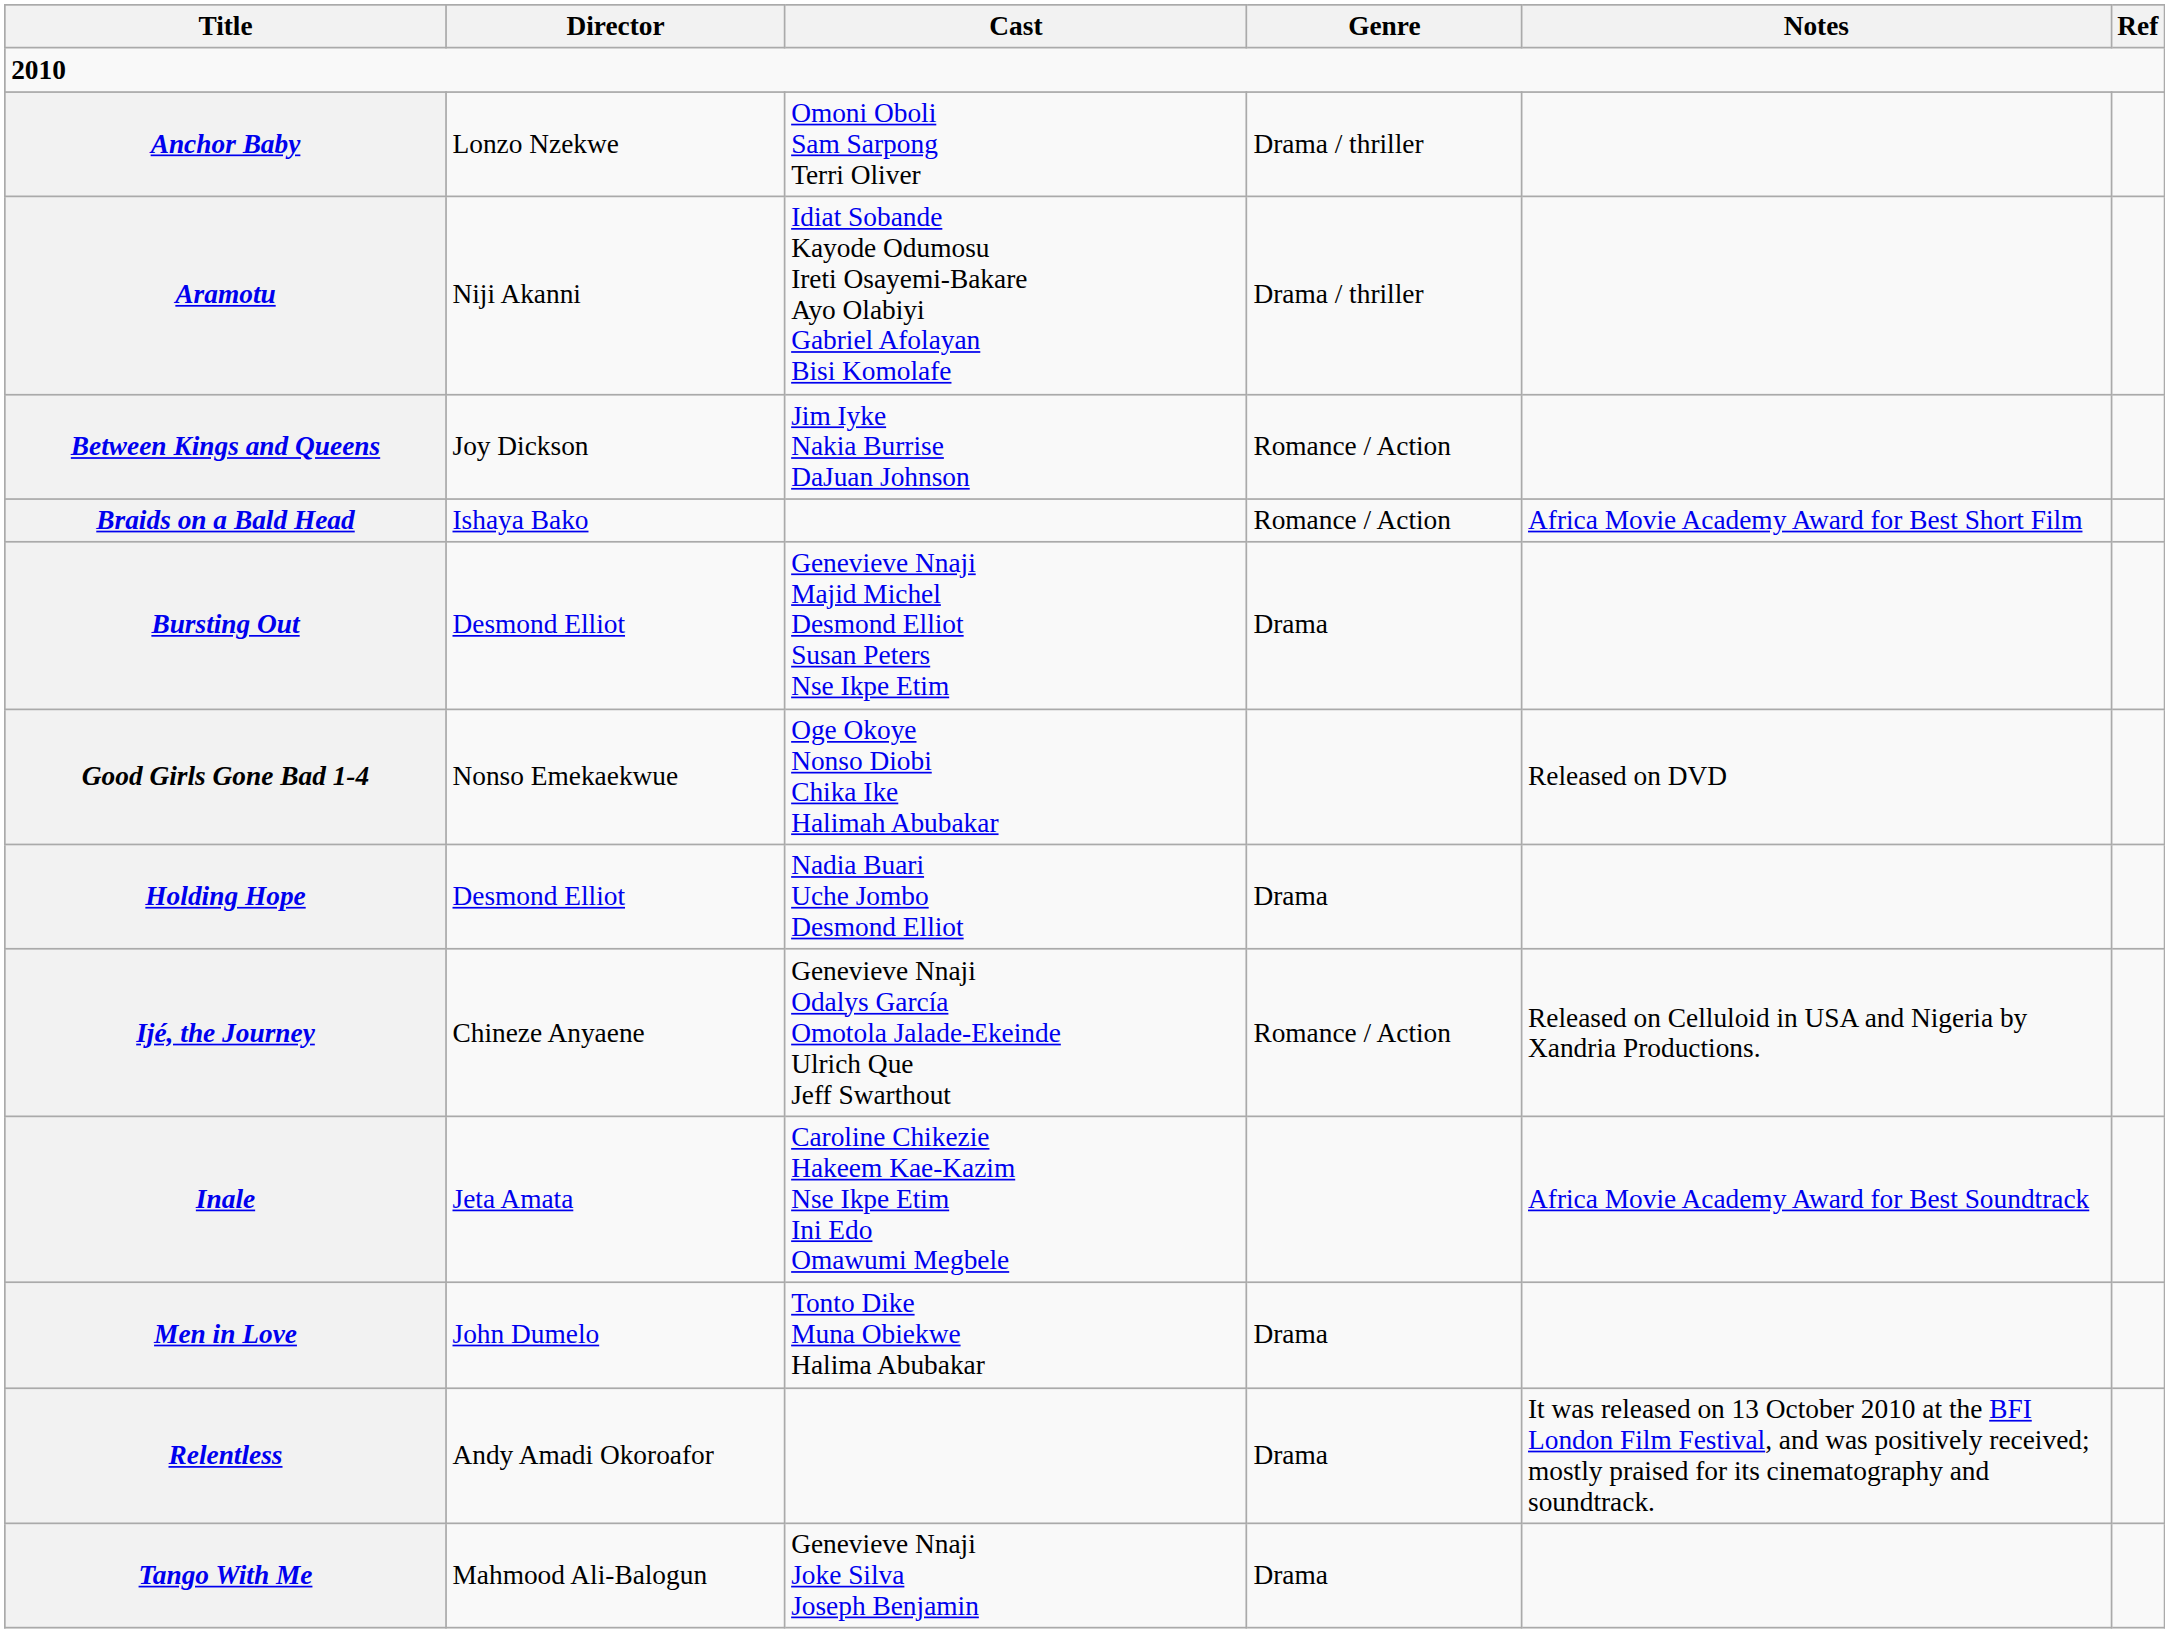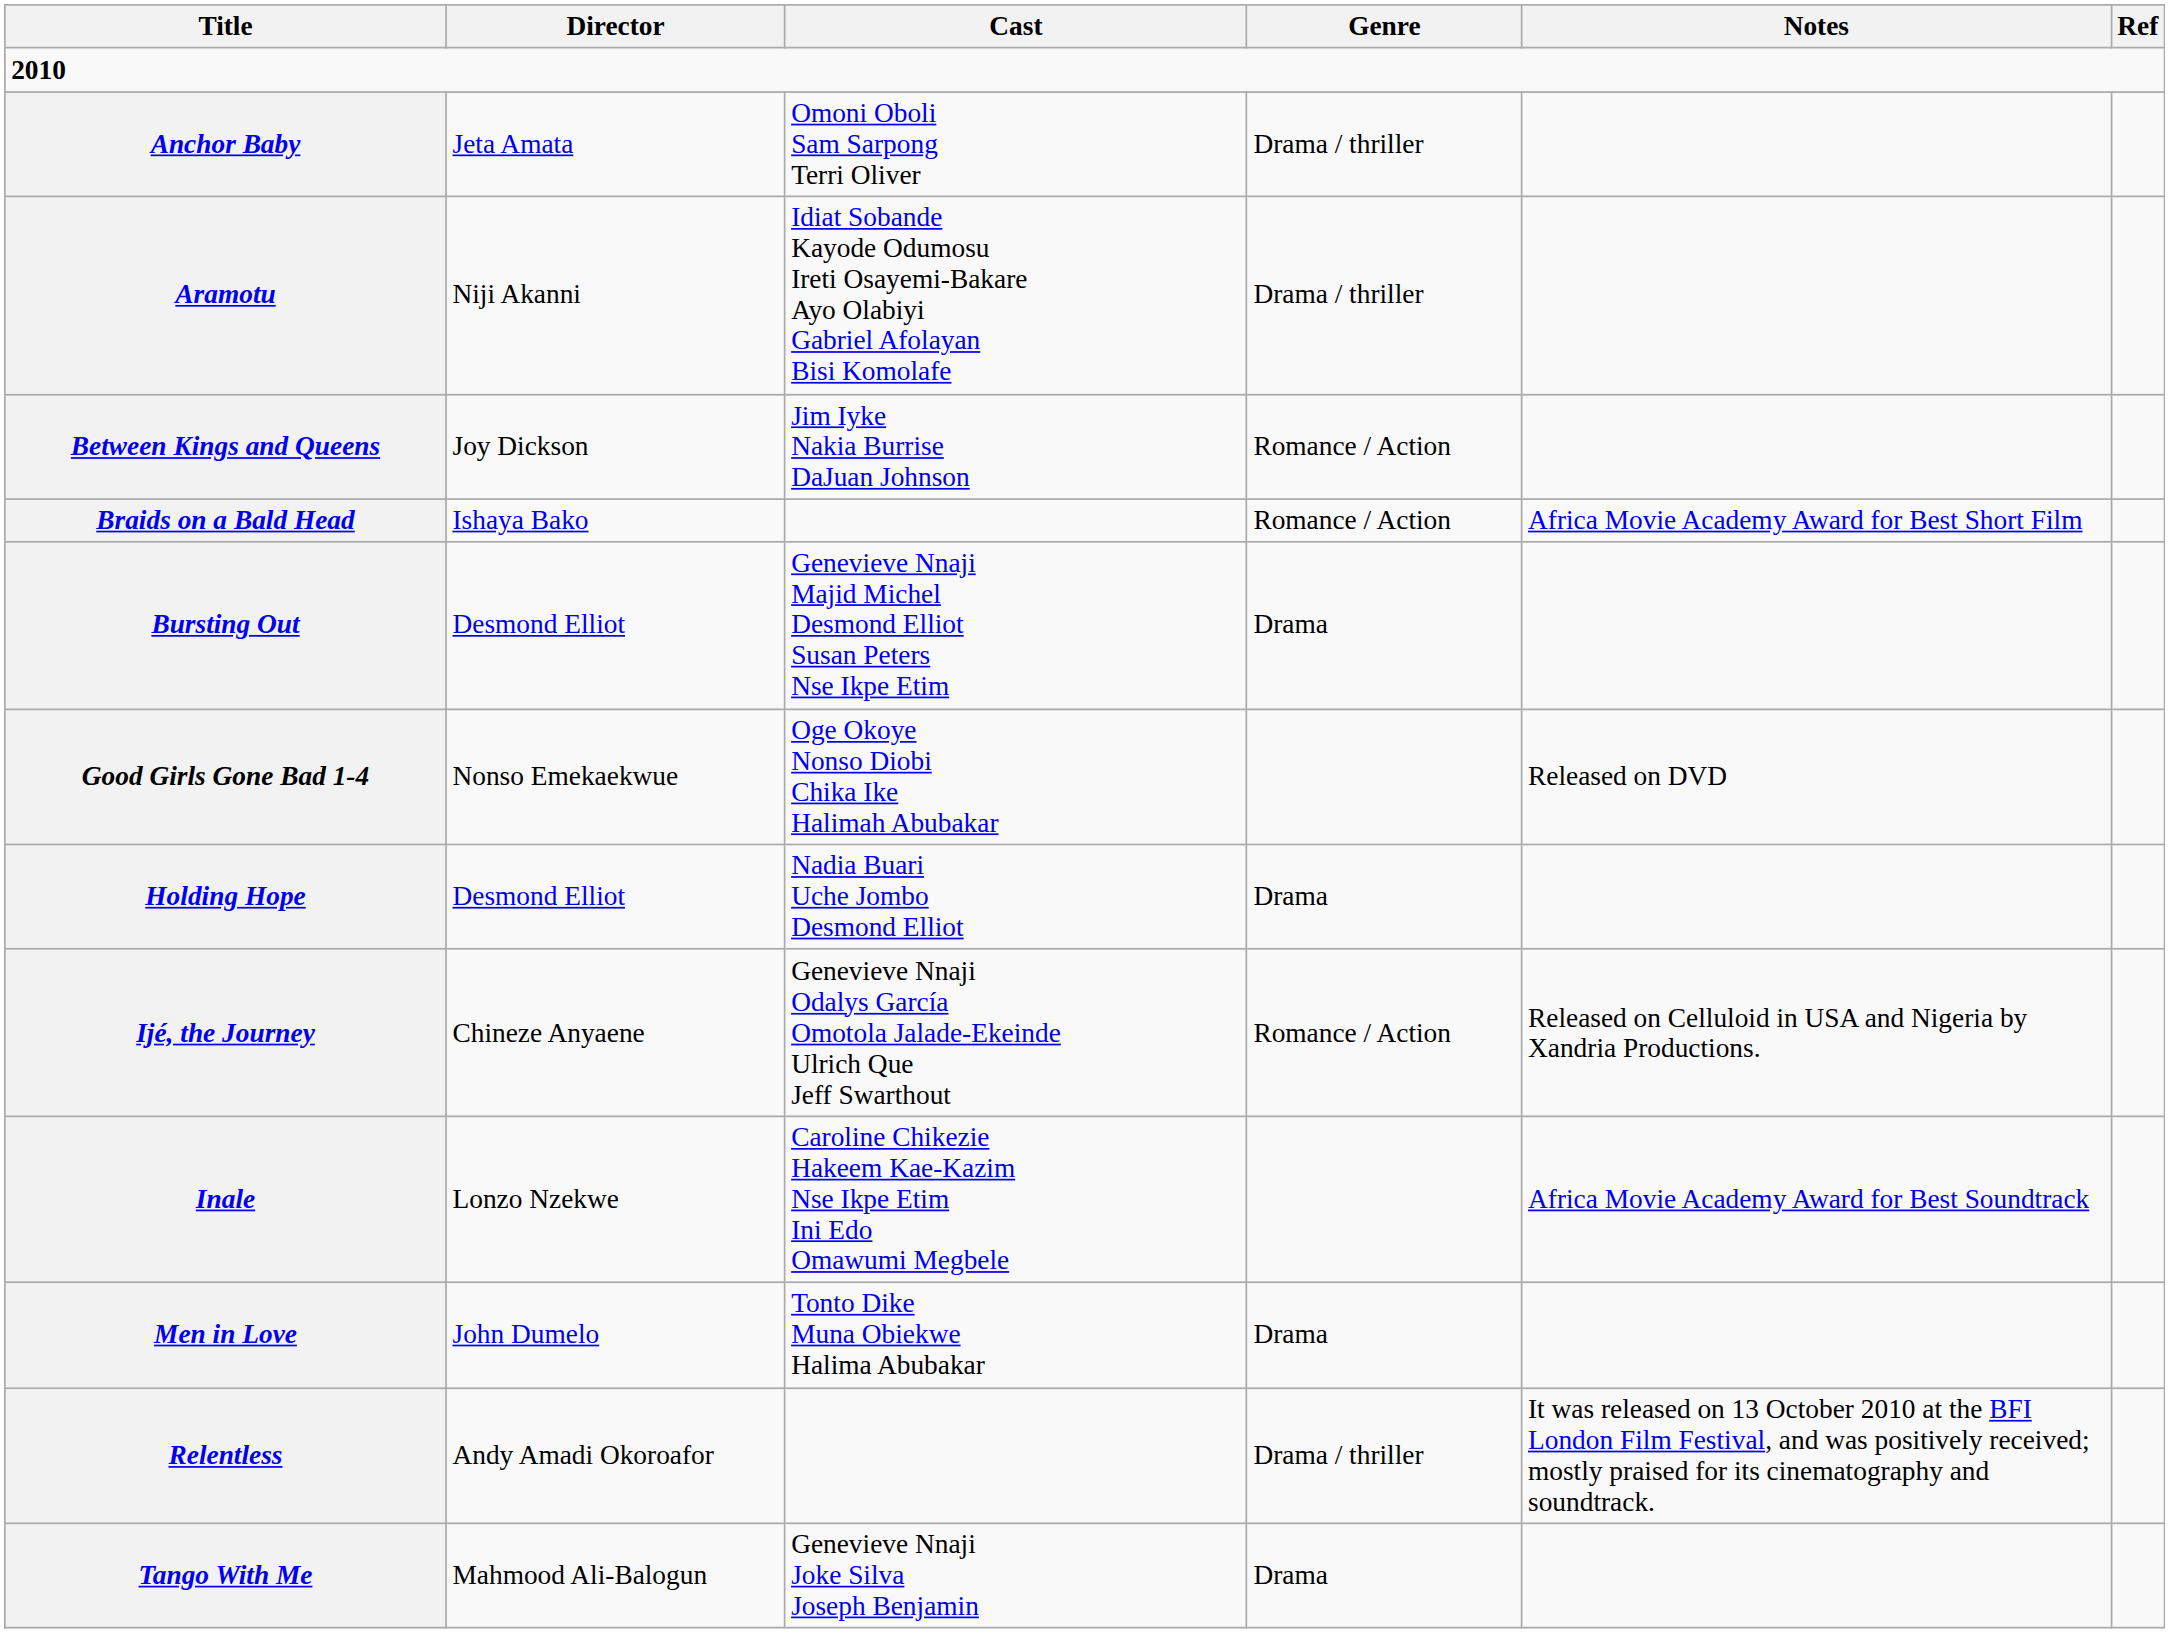(536, 143) Lonzo Nzekwe -> (513, 143) Jeta Amata
(513, 1198) Jeta Amata -> (536, 1198) Lonzo Nzekwe
(1291, 1454) Drama -> (1338, 1454) Drama / thriller
